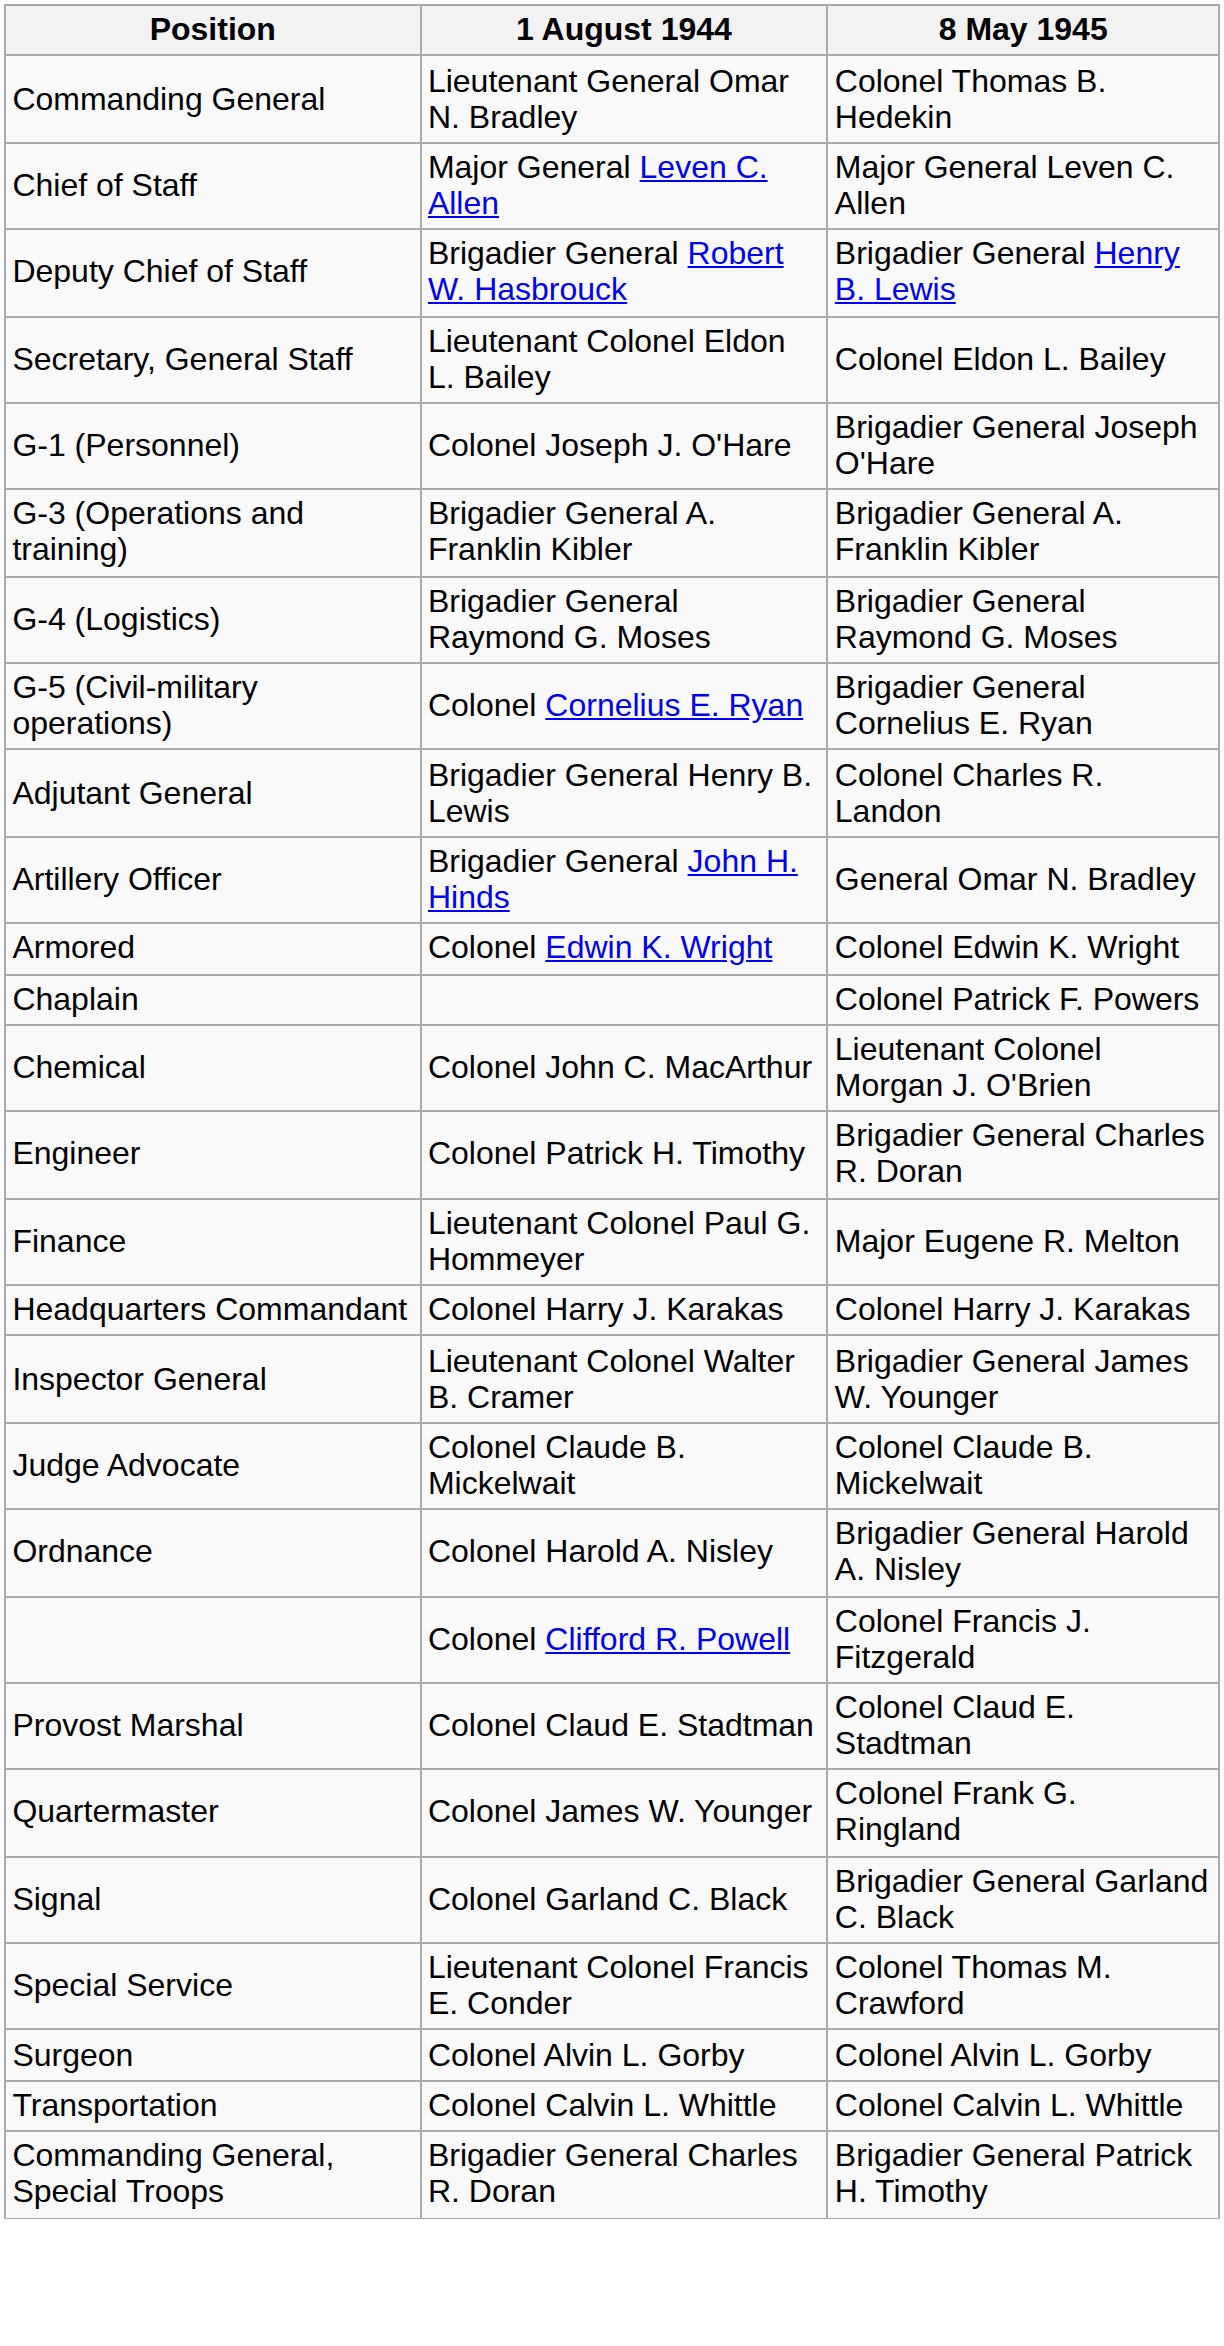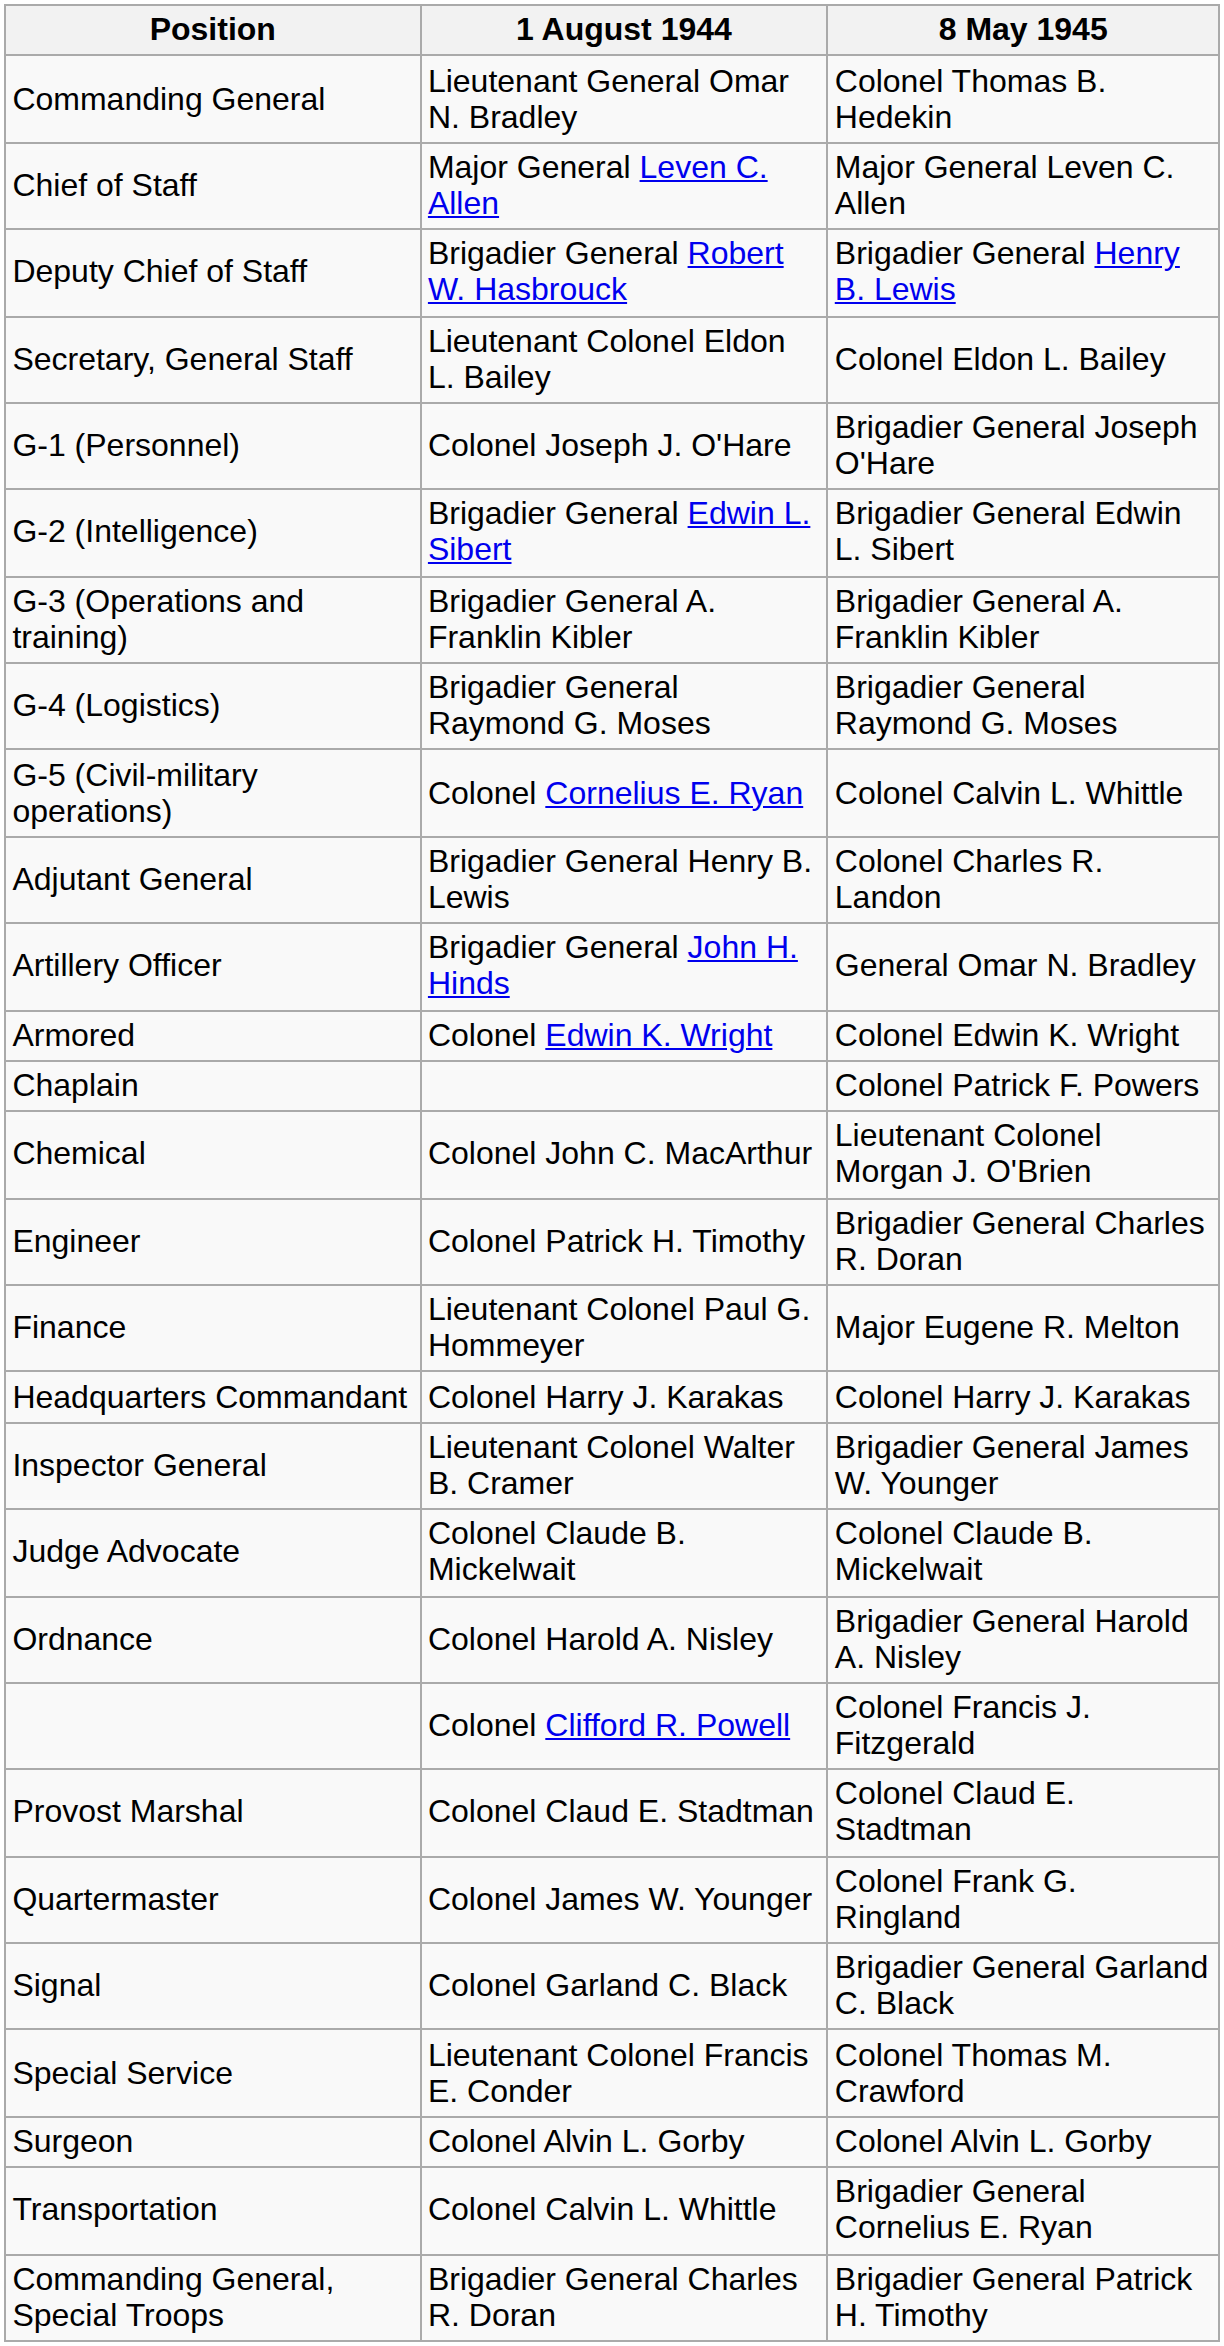+ row: (135, 532)
(964, 705) Brigadier General Cornelius E. Ryan -> (1009, 792) Colonel Calvin L. Whittle
(1009, 2105) Colonel Calvin L. Whittle -> (964, 2210) Brigadier General Cornelius E. Ryan
